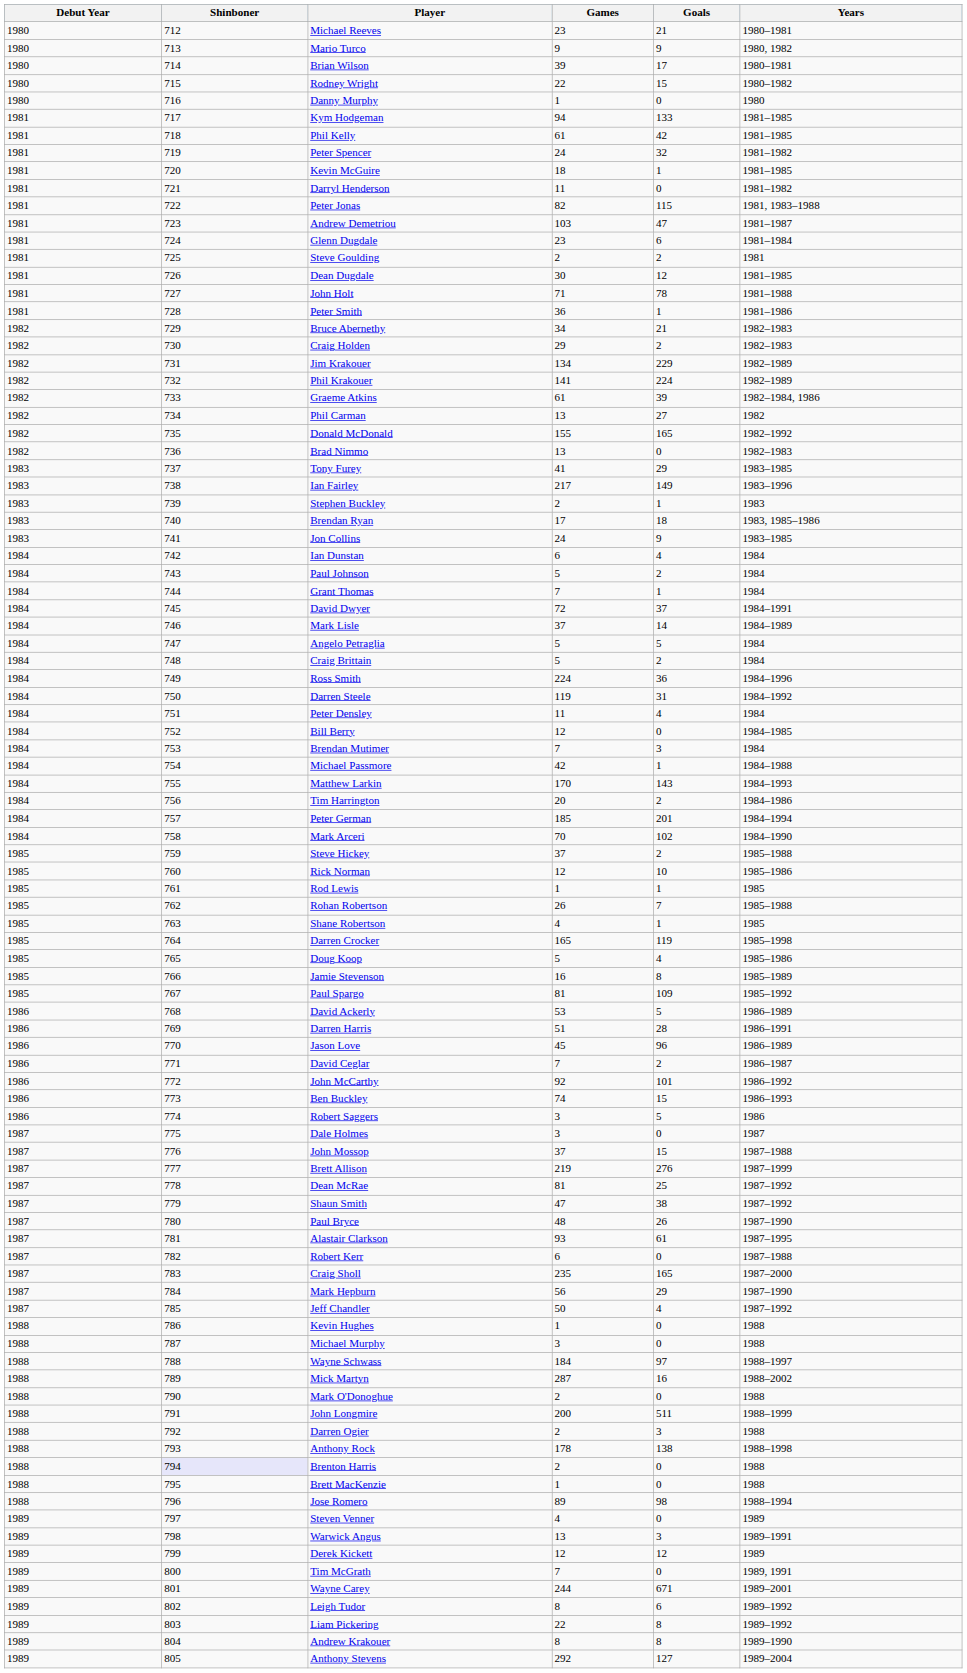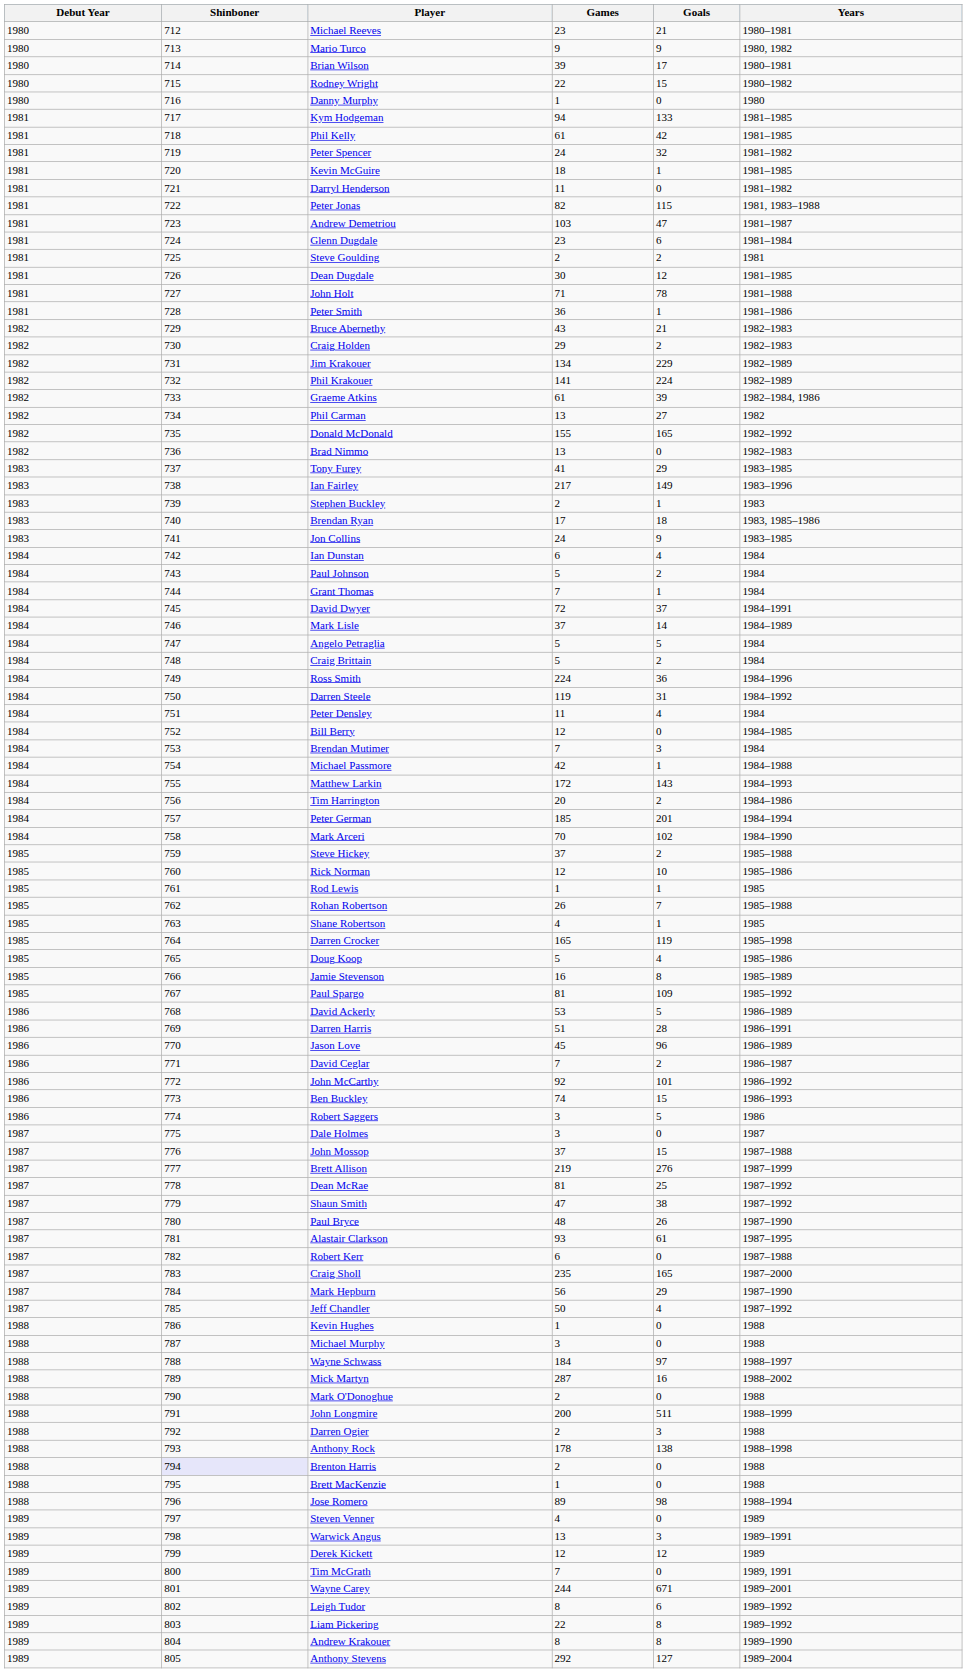(560, 328) 34 -> (560, 328) 43
(563, 783) 170 -> (563, 783) 172
